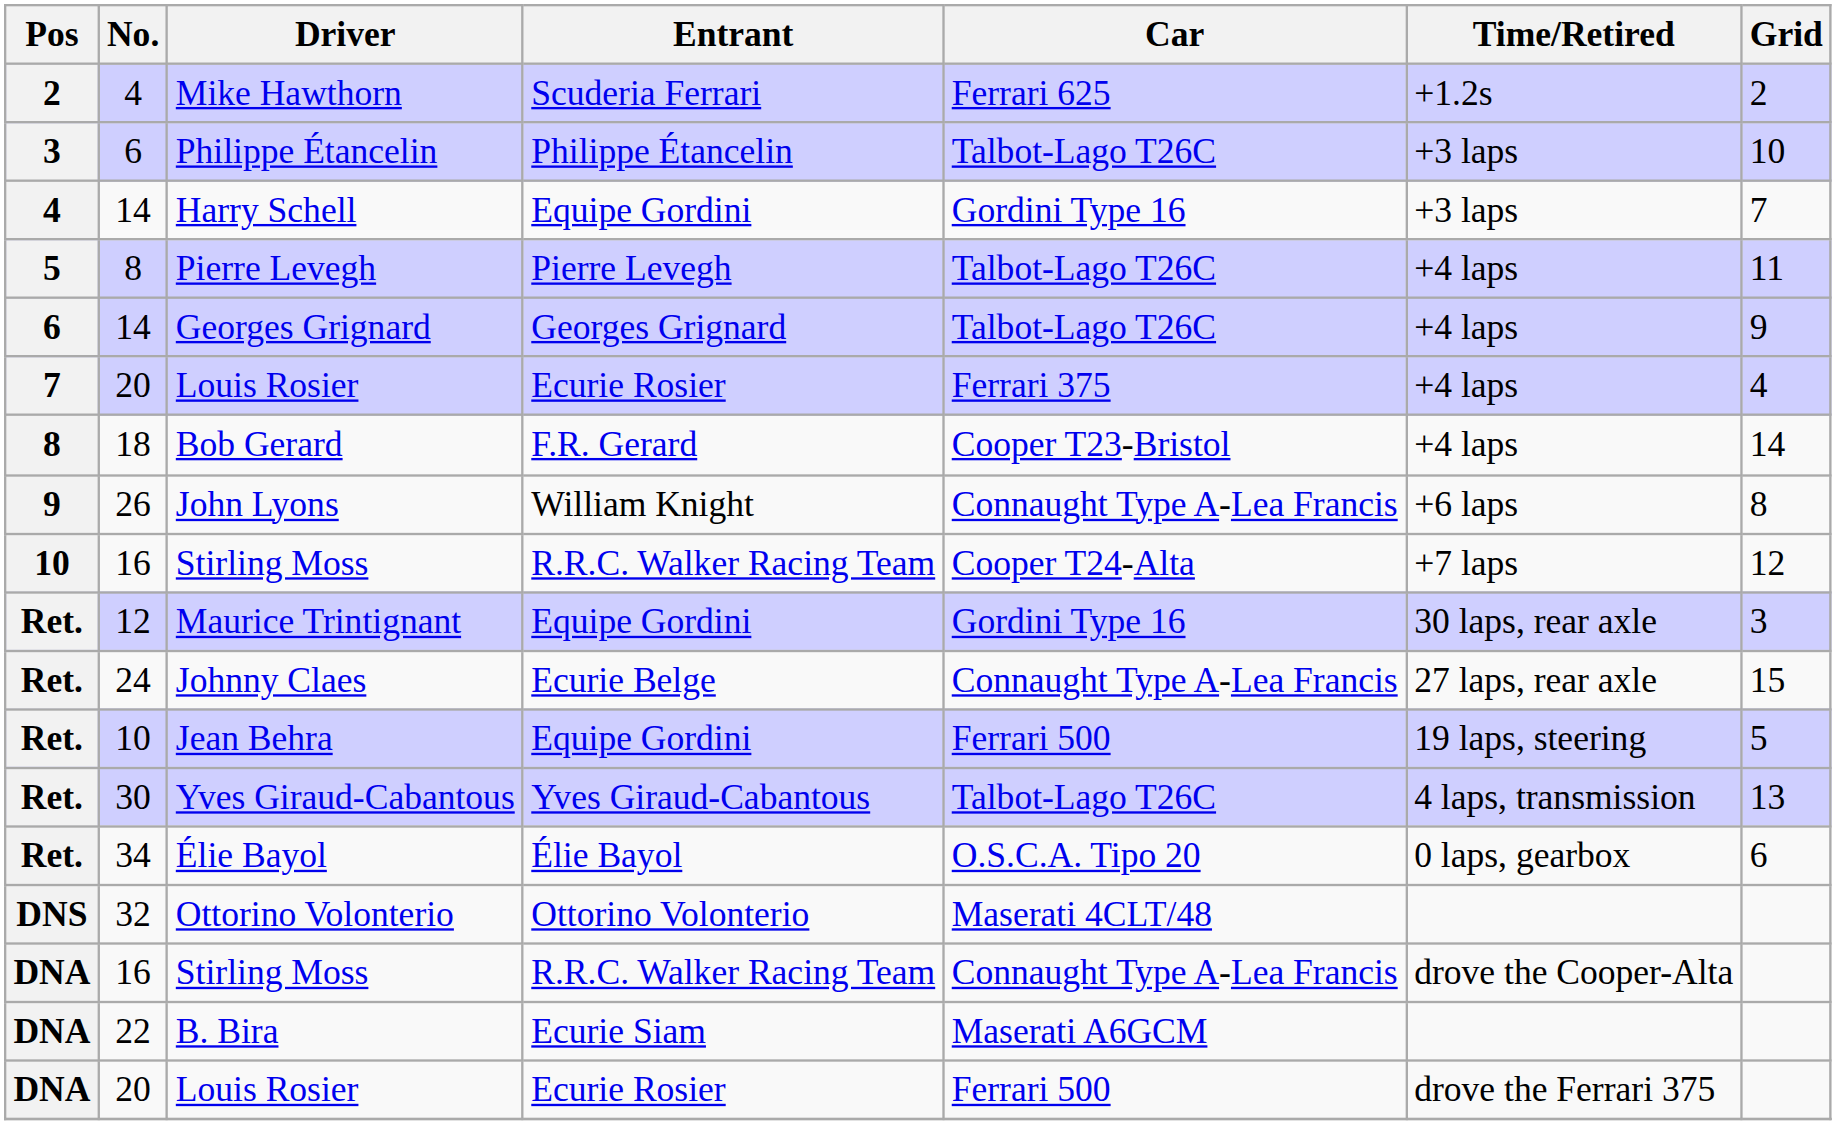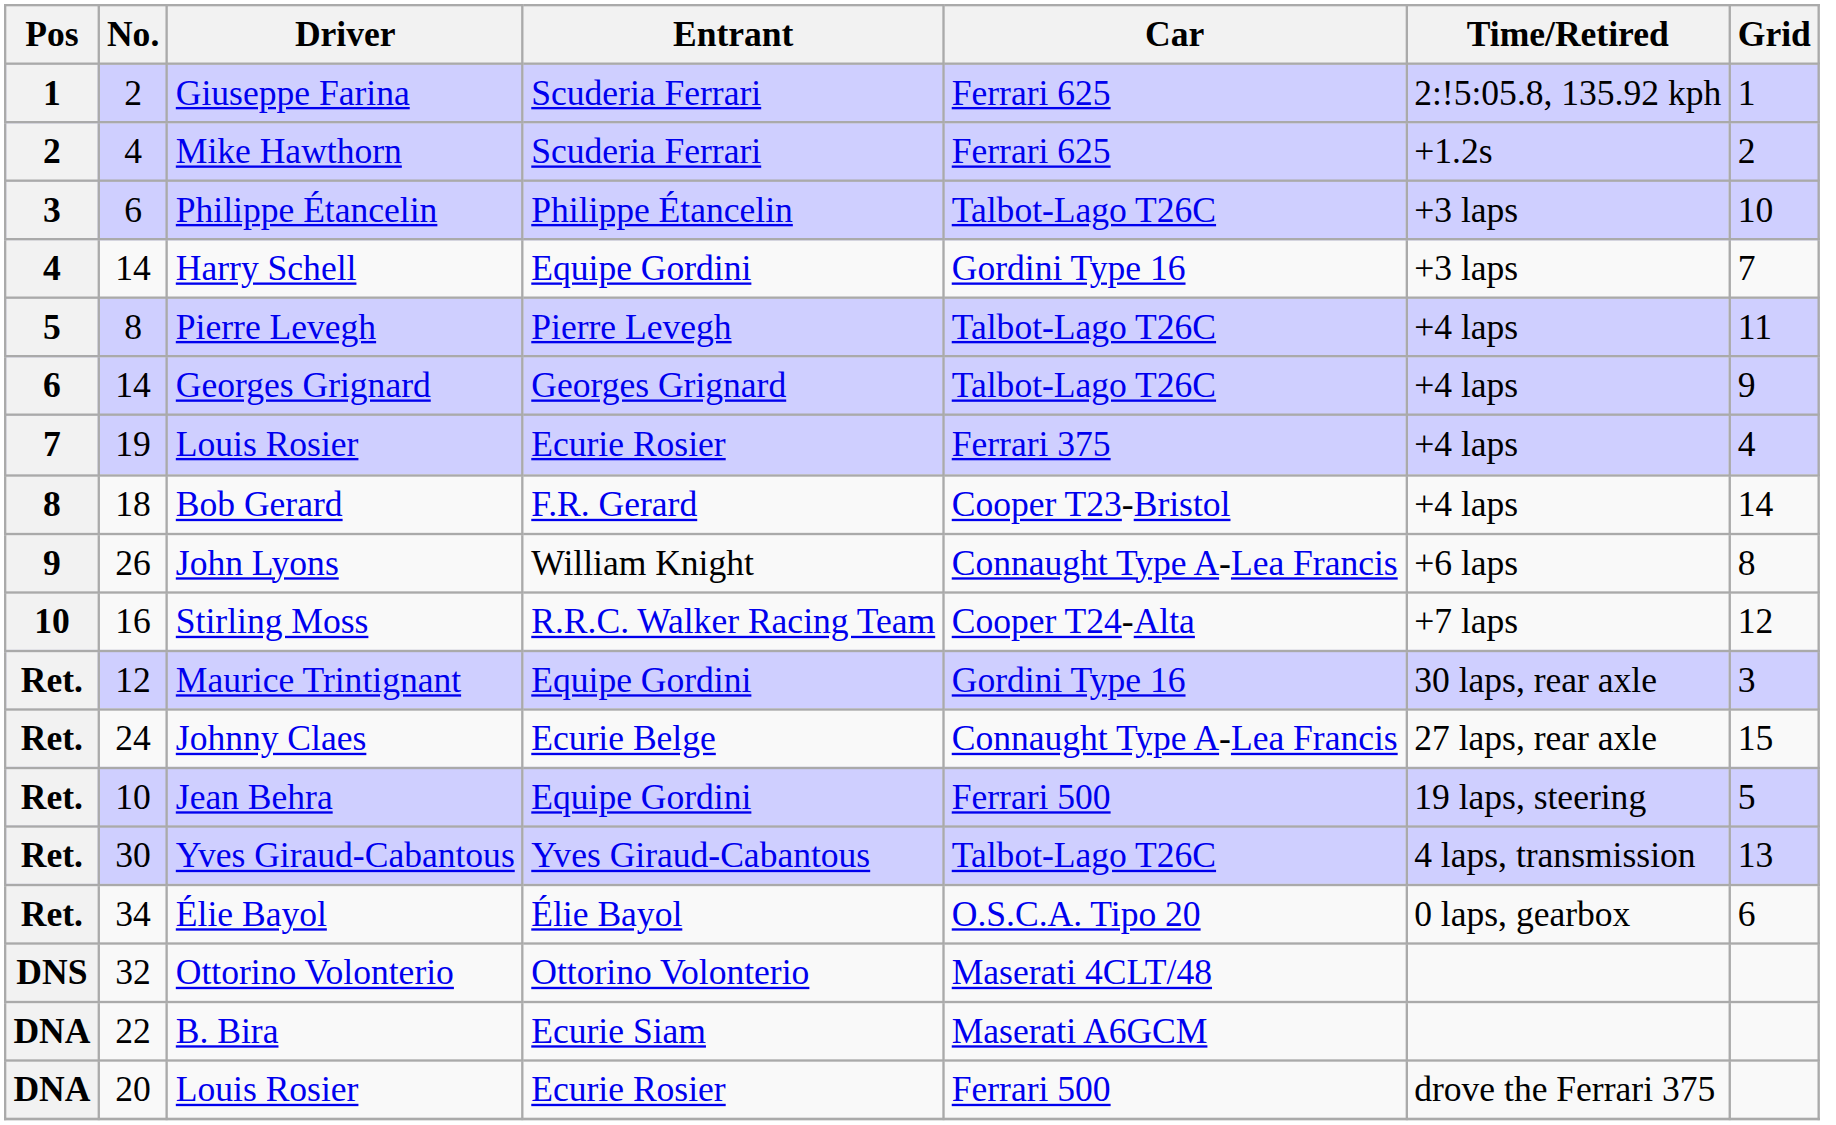+ row: (52, 92)
(133, 385) 20 -> (133, 444) 19
- row: (52, 972)
